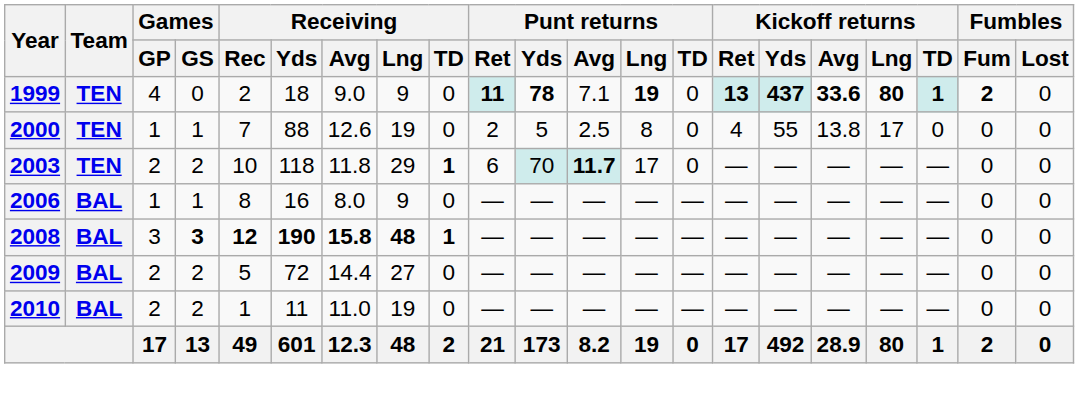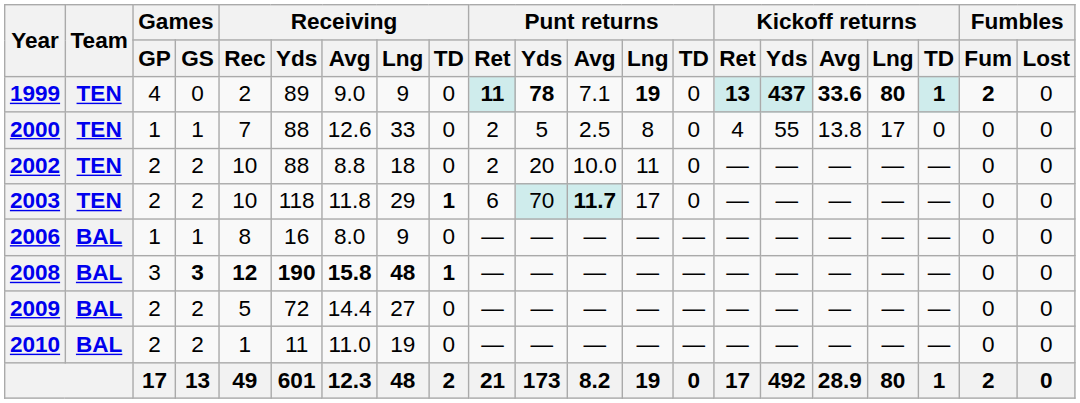(297, 93) 18 -> (297, 93) 89
(403, 129) 19 -> (403, 129) 33
+ row: (35, 165)
